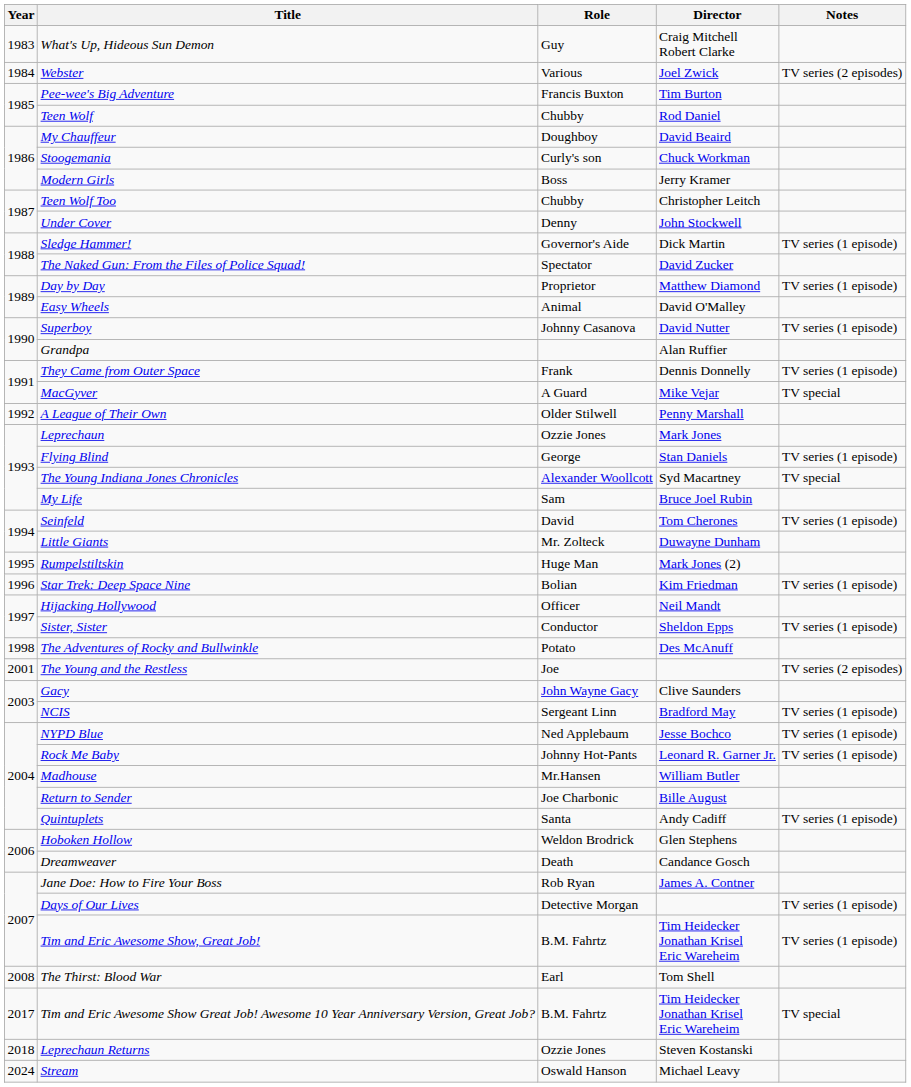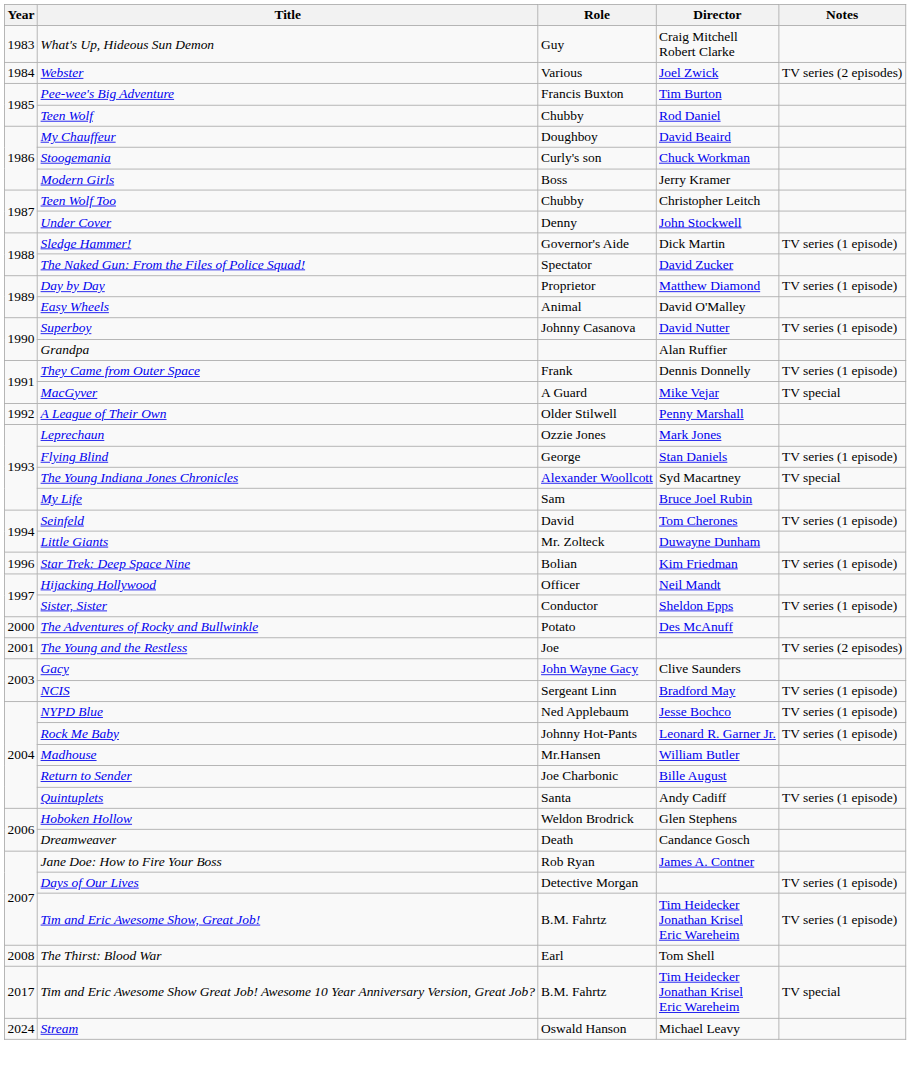- row: (82, 563)
(21, 648) 1998 -> (21, 627) 2000
- row: (95, 1049)
